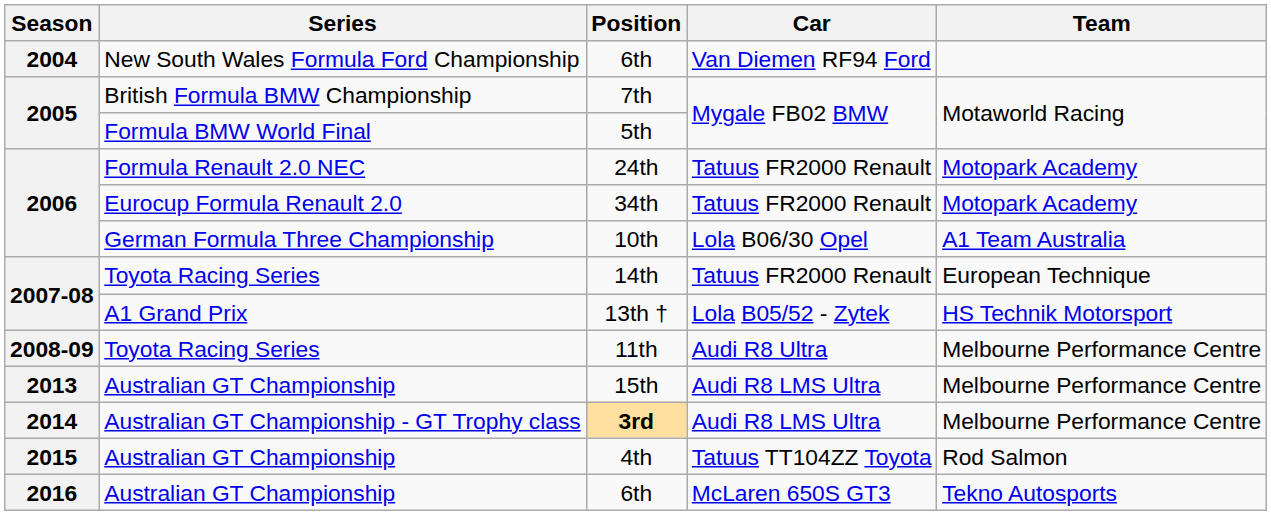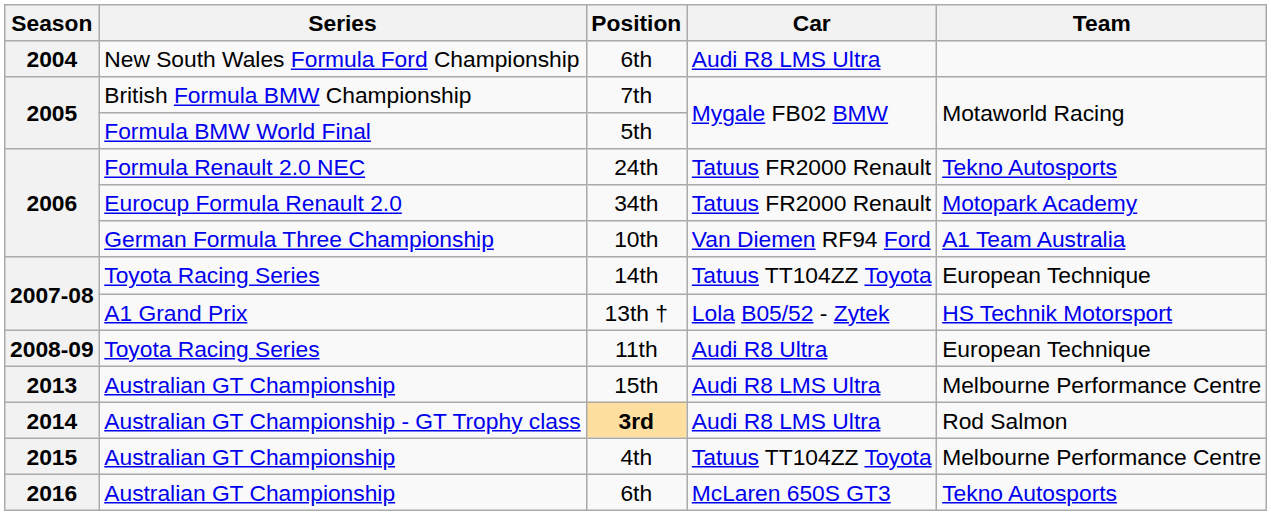(811, 59) Van Diemen RF94 Ford -> (786, 59) Audi R8 LMS Ultra
(1040, 167) Motopark Academy -> (1030, 167) Tekno Autosports
(780, 240) Lola B06/30 Opel -> (811, 240) Van Diemen RF94 Ford
(812, 276) Tatuus FR2000 Renault -> (812, 276) Tatuus TT104ZZ Toyota
(1102, 348) Melbourne Performance Centre -> (1046, 348) European Technique
(1102, 420) Melbourne Performance Centre -> (1005, 420) Rod Salmon
(1005, 456) Rod Salmon -> (1102, 456) Melbourne Performance Centre
